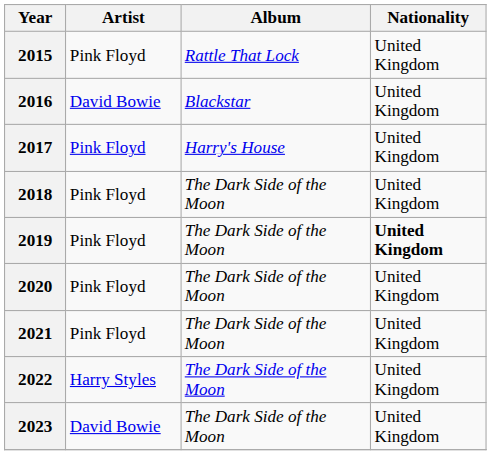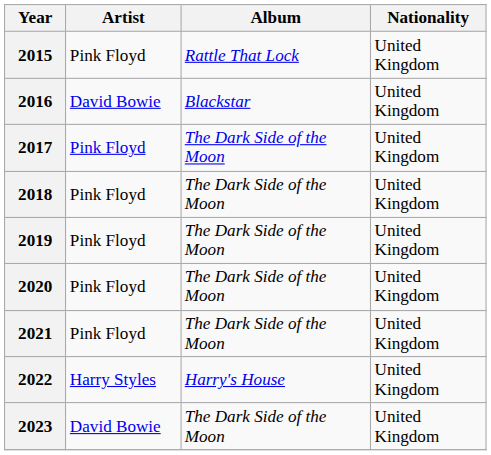(235, 147) Harry's House -> (256, 147) The Dark Side of the Moon
(409, 240) bold -> (407, 240) normal
(256, 379) The Dark Side of the Moon -> (235, 379) Harry's House
